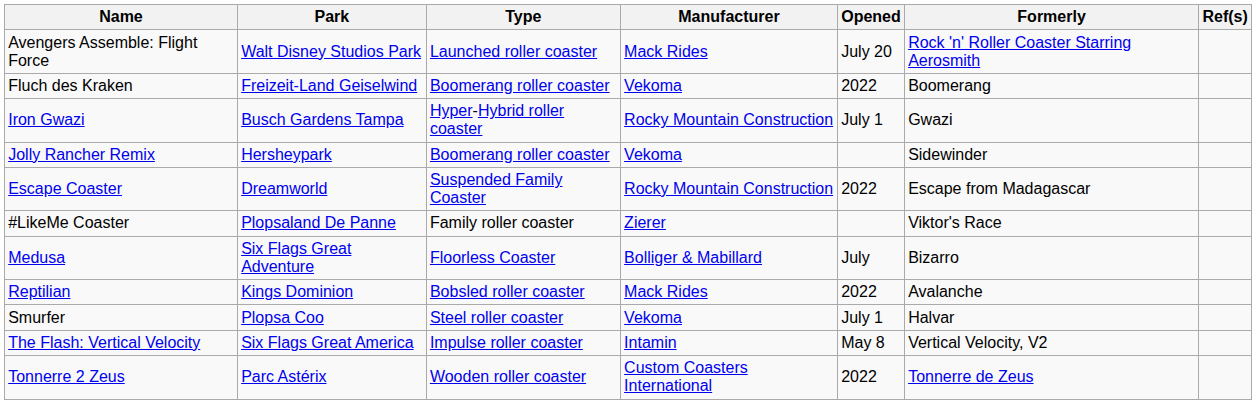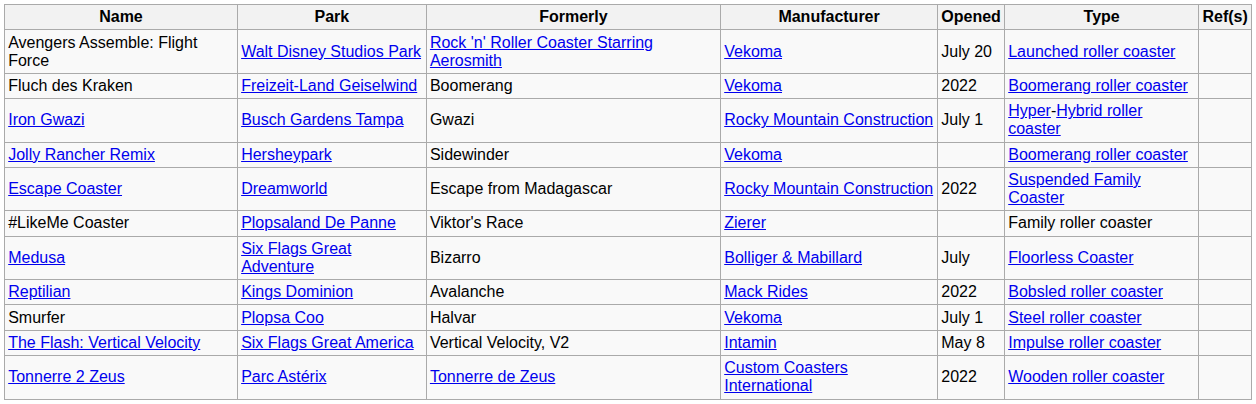columns swapped: (523, 17) <-> (1052, 17)
(666, 51) Mack Rides -> (753, 51) Vekoma
